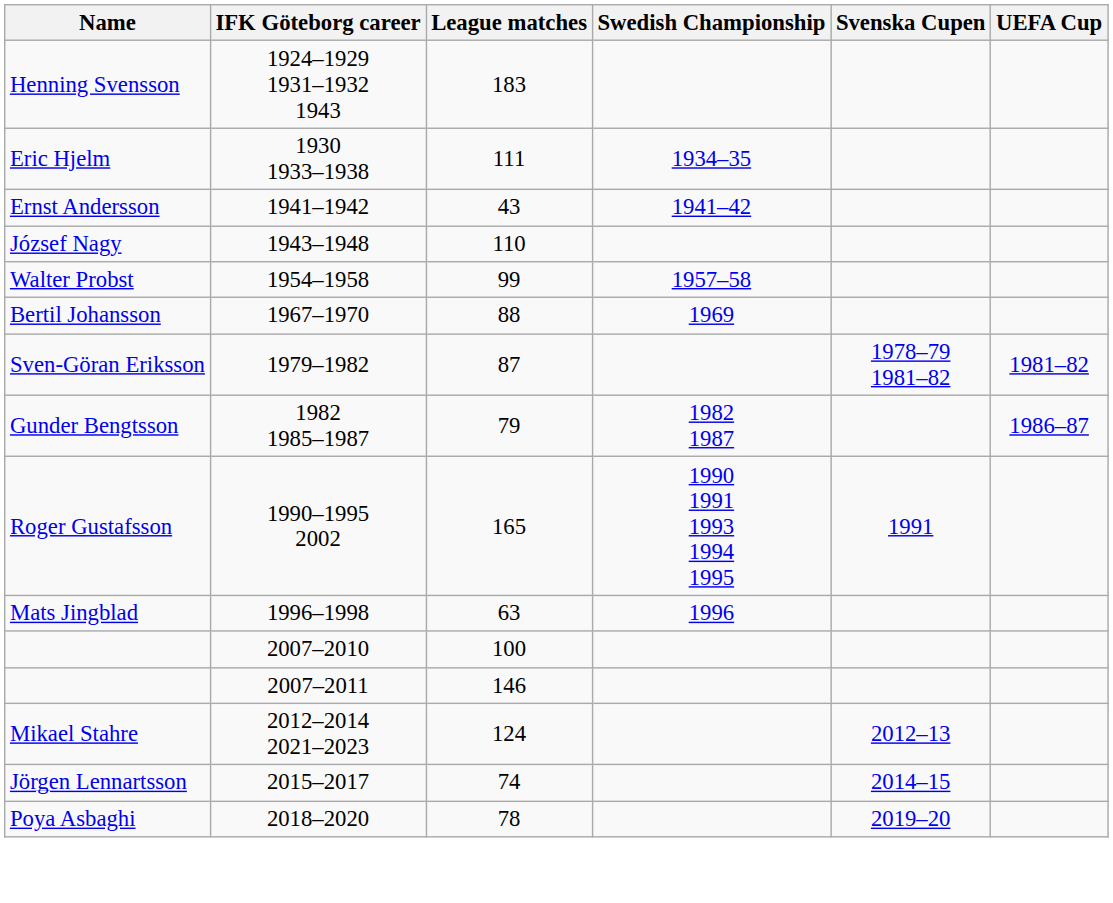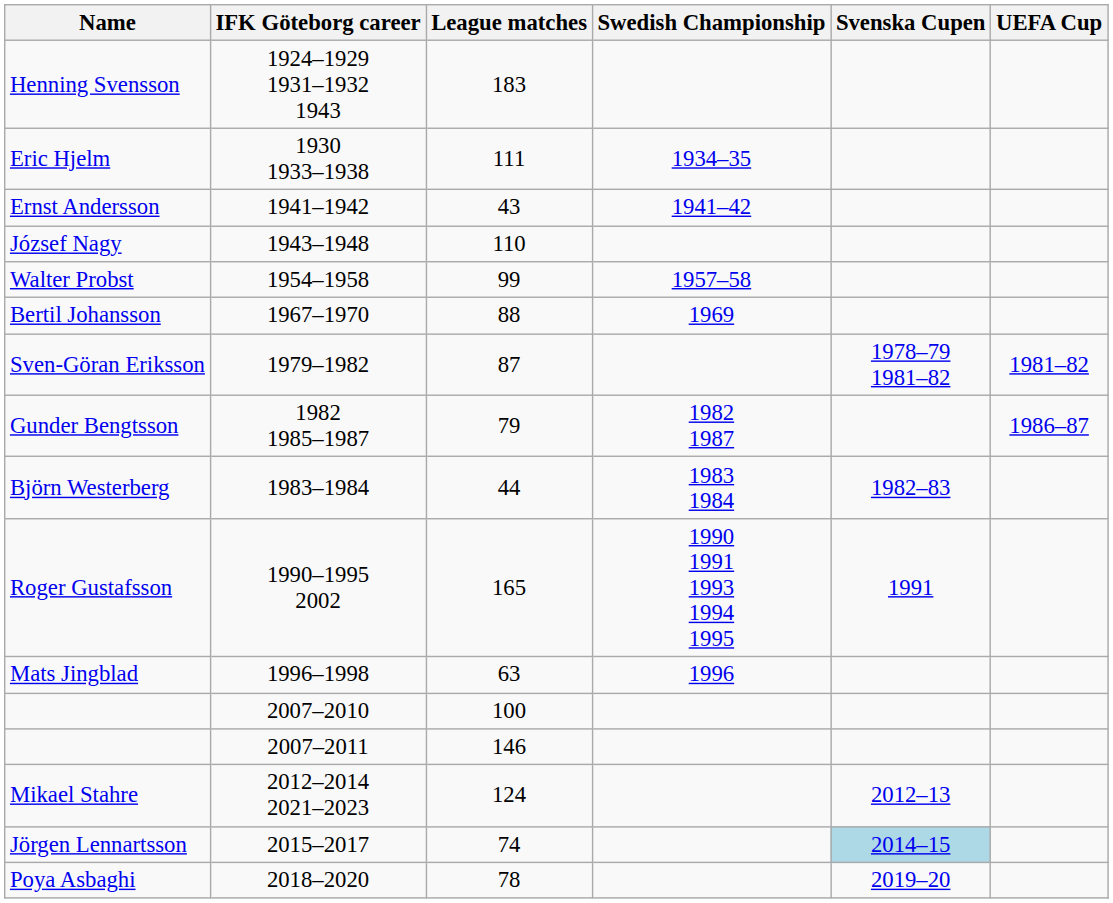+ row: (90, 487)
(911, 782) no background -> (911, 844) lightblue background
